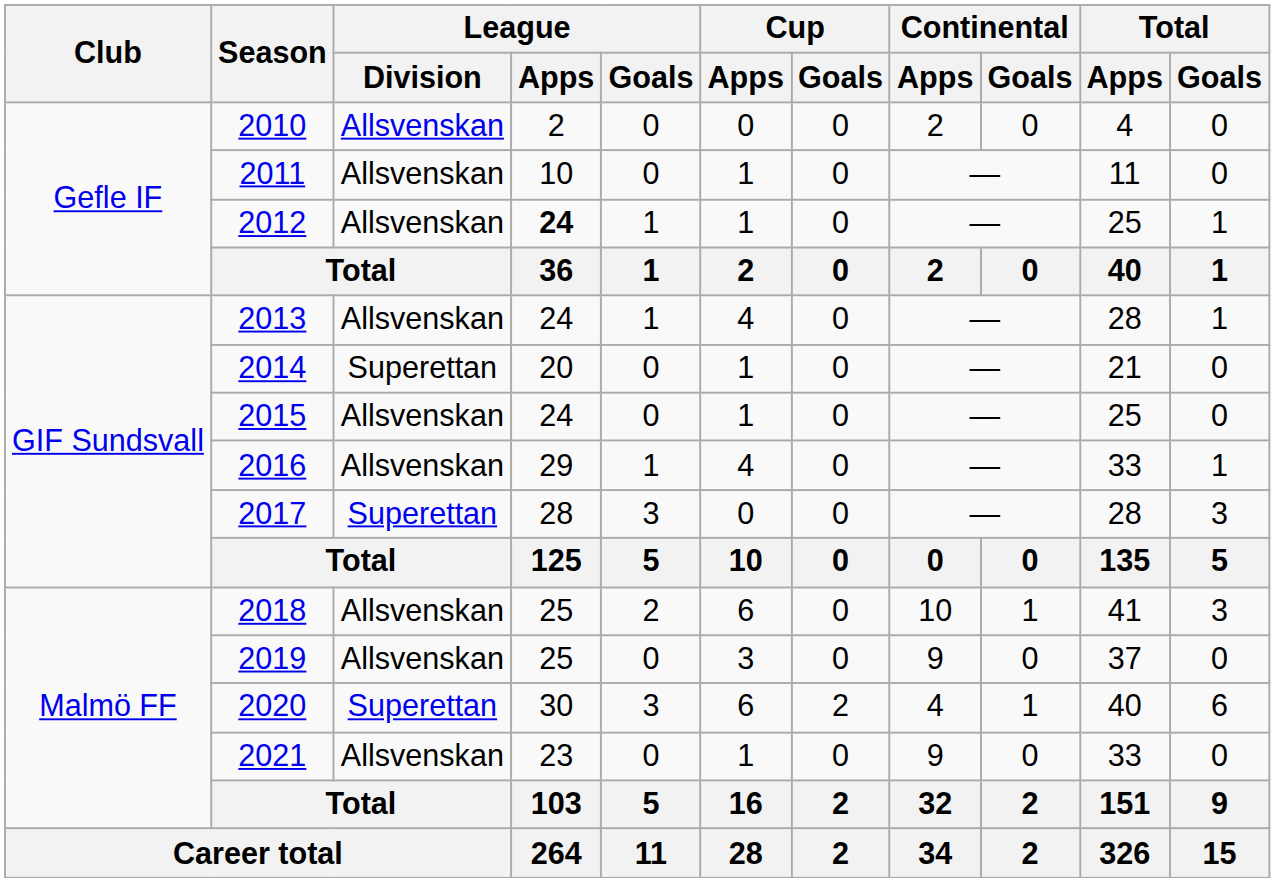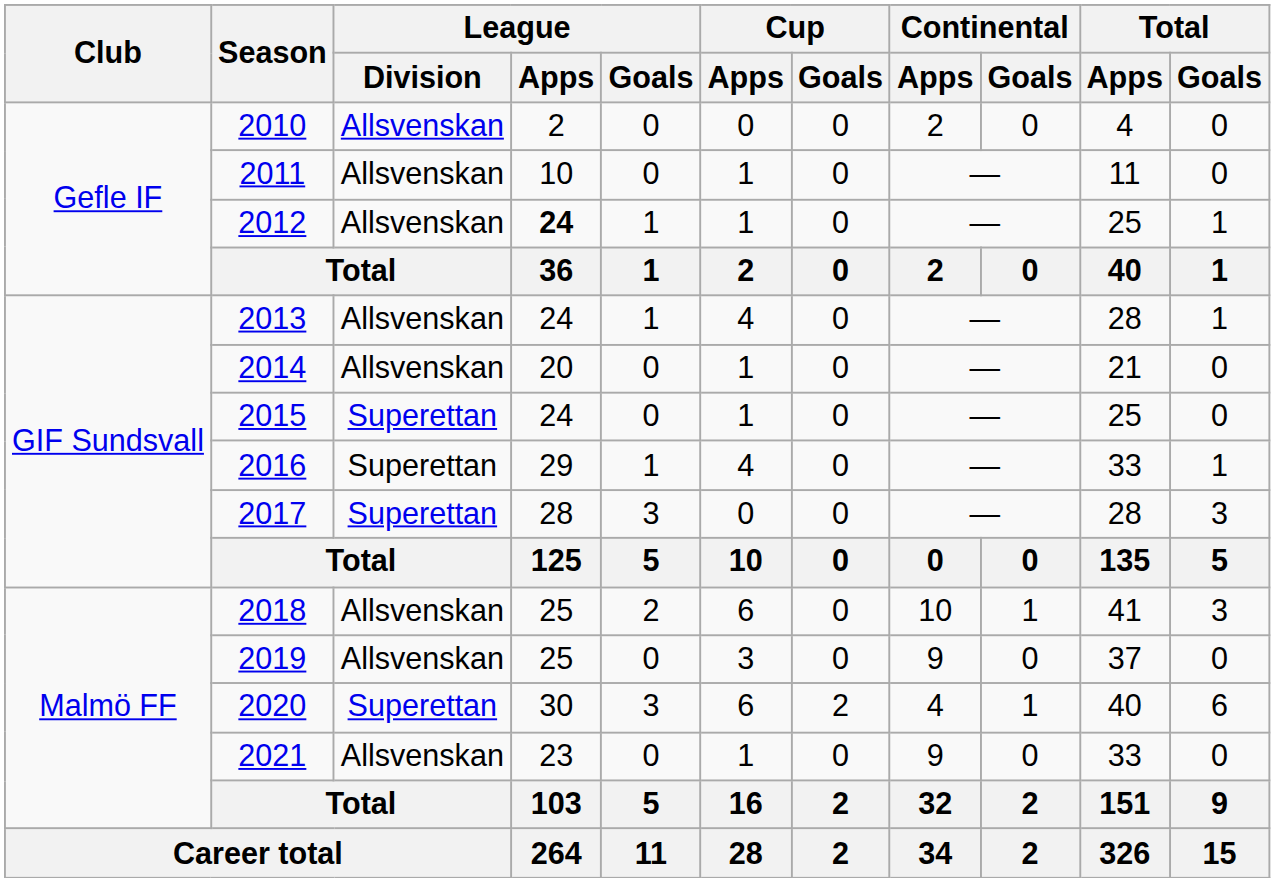(422, 367) Superettan -> (422, 367) Allsvenskan
(422, 416) Allsvenskan -> (422, 416) Superettan
(422, 464) Allsvenskan -> (422, 464) Superettan
